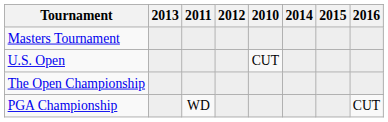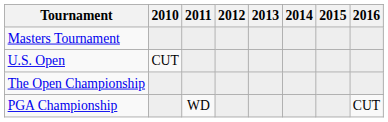columns swapped: (265, 15) <-> (165, 15)
